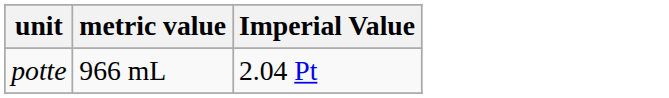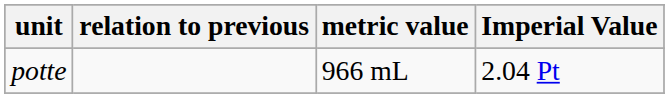+ column: (194, 26)
